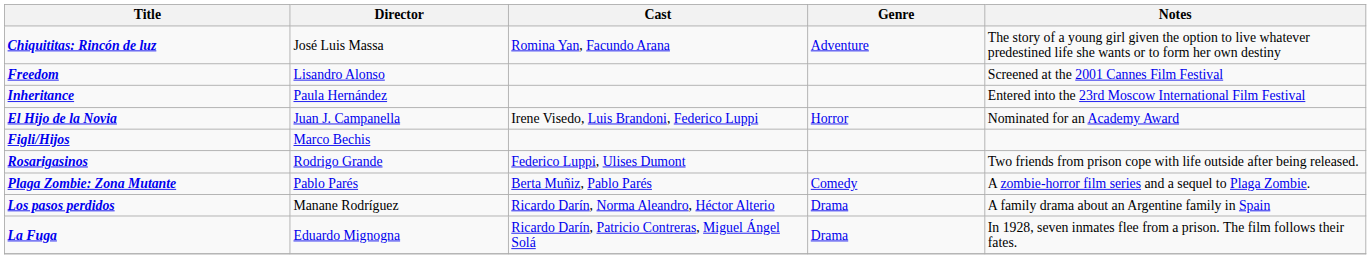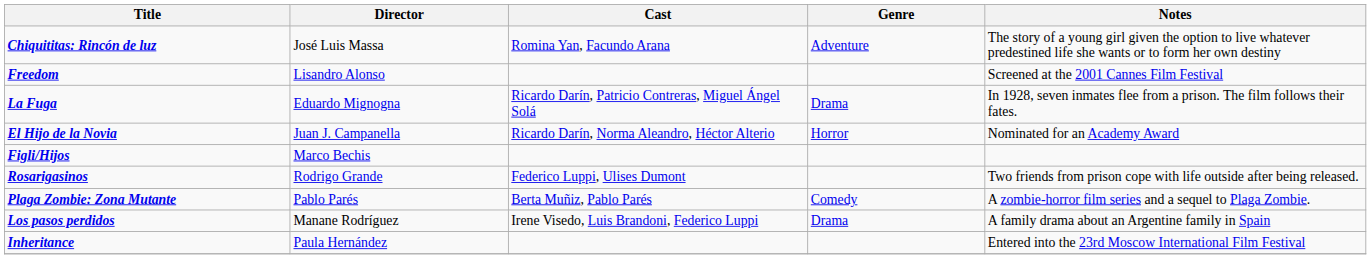rows swapped: (32, 235) <-> (41, 96)
(635, 118) Irene Visedo, Luis Brandoni, Federico Luppi -> (643, 133) Ricardo Darín, Norma Aleandro, Héctor Alterio
(643, 205) Ricardo Darín, Norma Aleandro, Héctor Alterio -> (635, 220) Irene Visedo, Luis Brandoni, Federico Luppi
